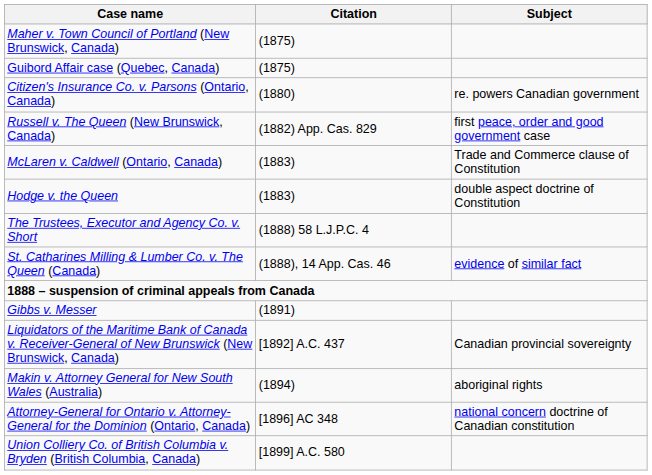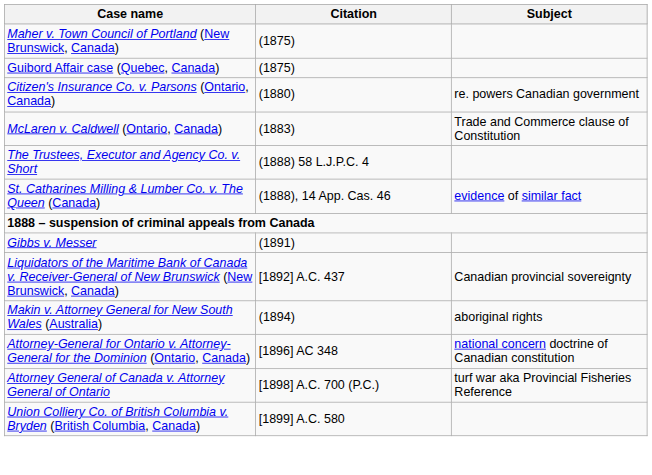- row: (115, 128)
- row: (63, 196)
+ row: (116, 385)
